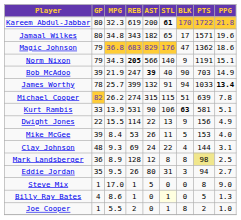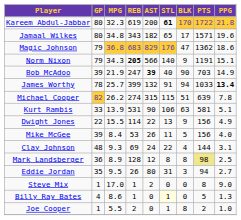(185, 109) bold -> (185, 109) normal
(204, 134) 153 -> (204, 134) 156
(151, 184) 5 -> (151, 184) 2
